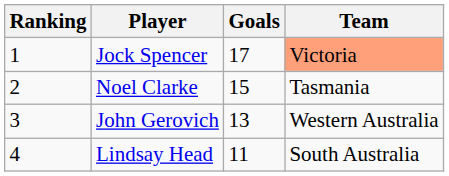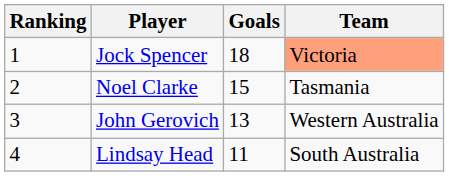(239, 54) 17 -> (239, 54) 18
